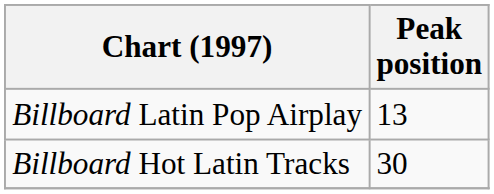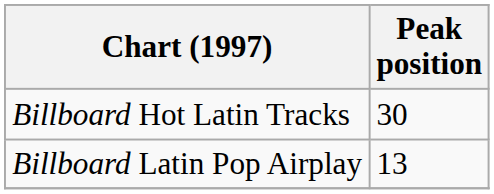rows swapped: (181, 163) <-> (187, 113)
